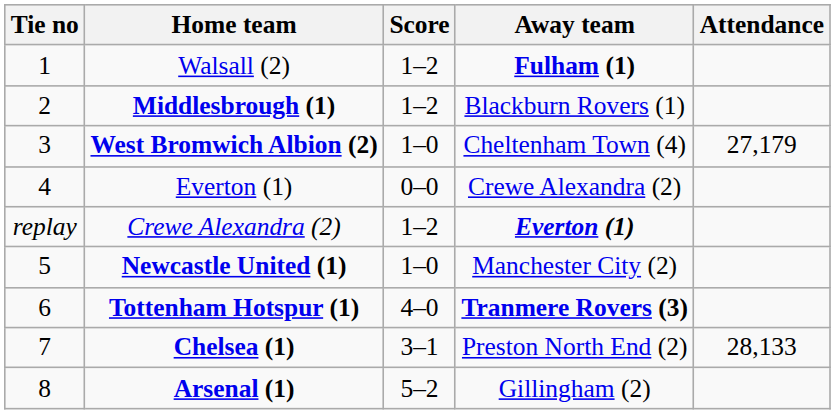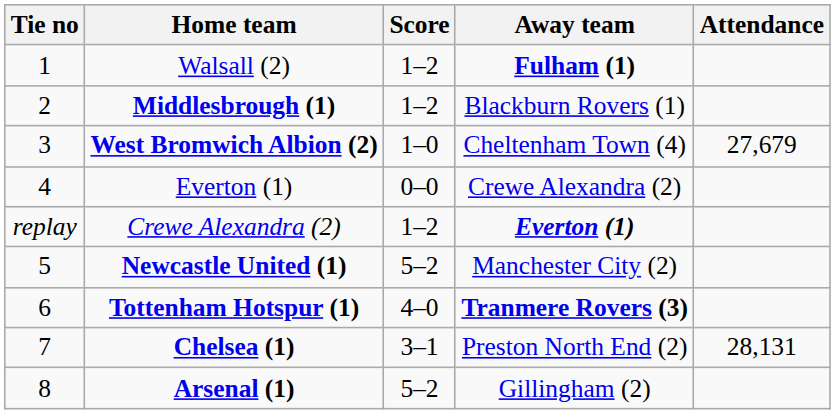(762, 145) 27,179 -> (762, 145) 27,679
(420, 266) 1–0 -> (420, 266) 5–2
(762, 347) 28,133 -> (762, 347) 28,131
